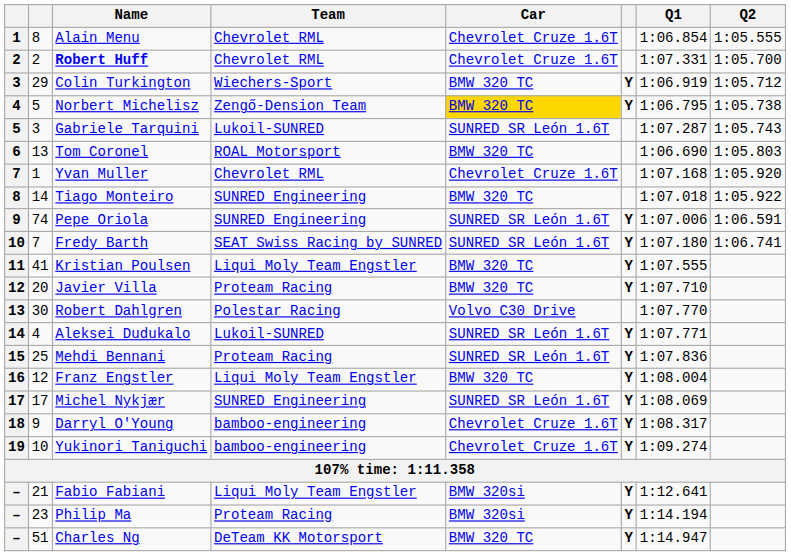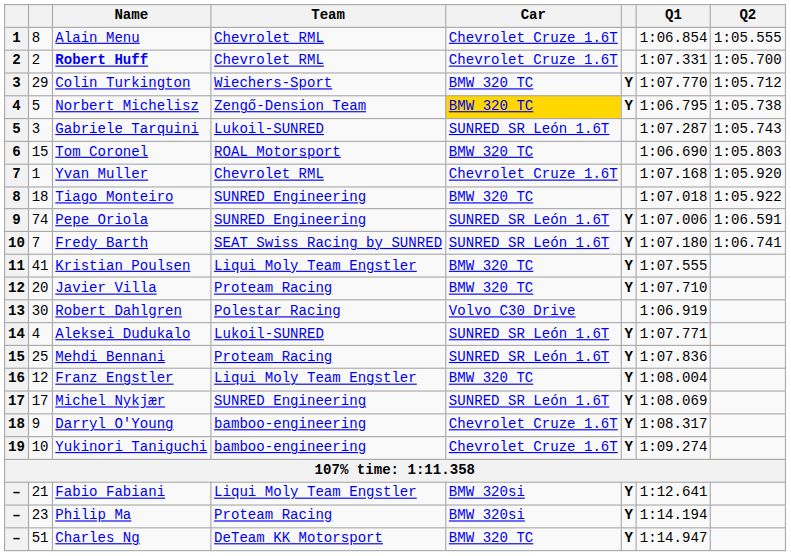(674, 84) 1:06.919 -> (674, 84) 1:07.770
(40, 153) 13 -> (40, 153) 15
(40, 198) 14 -> (40, 198) 18
(674, 312) 1:07.770 -> (674, 312) 1:06.919
